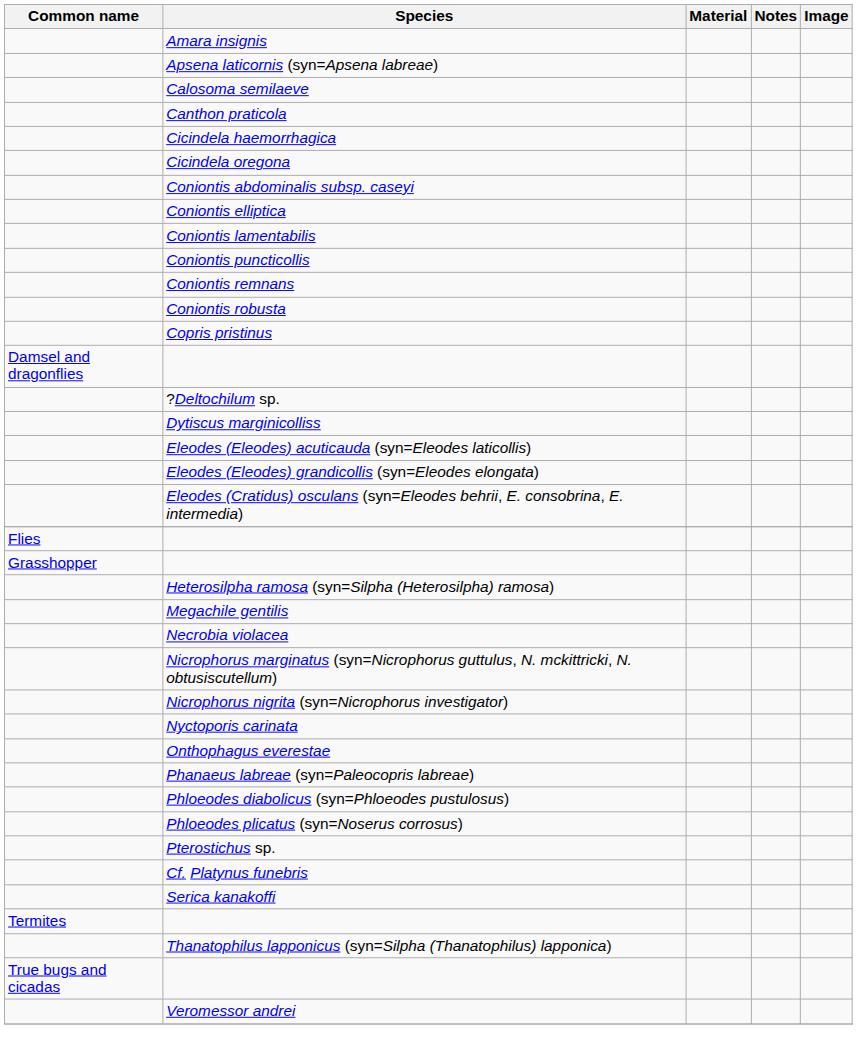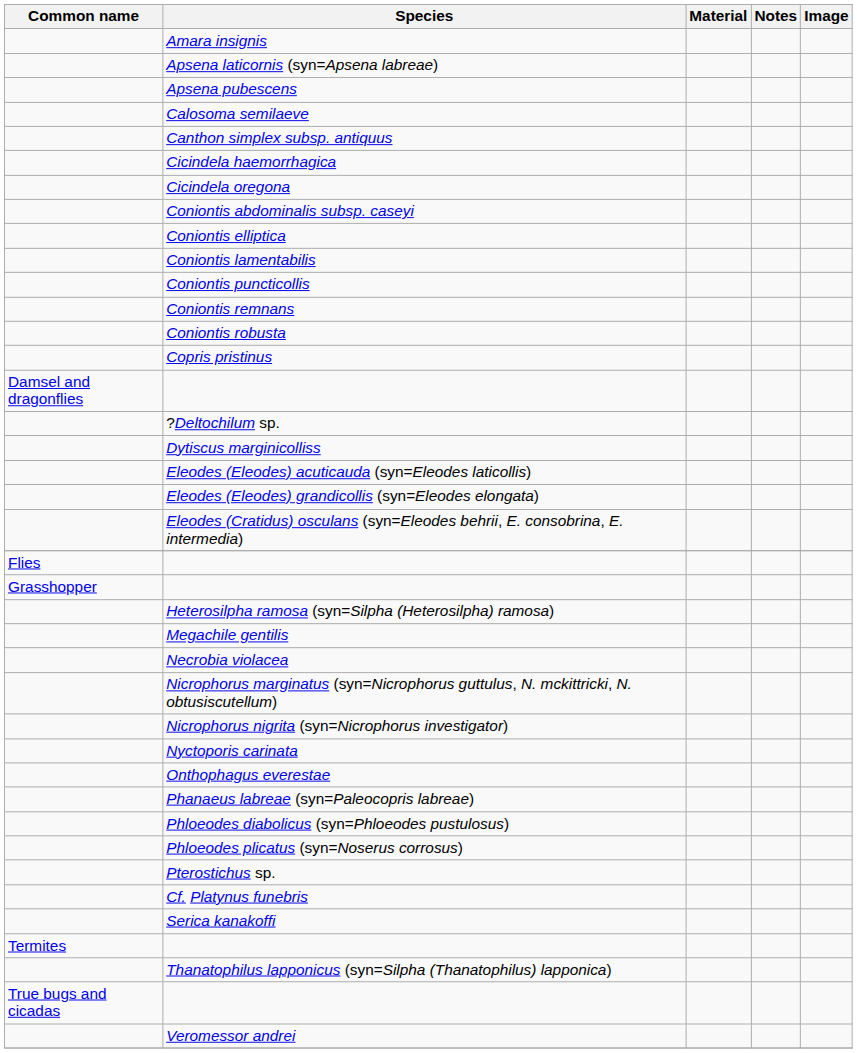+ row: (84, 90)
- row: (84, 114)
+ row: (84, 138)
